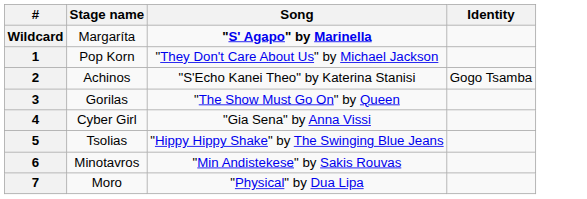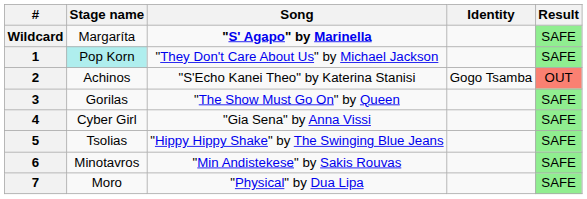+ column: (559, 15)
(107, 57) no background -> (107, 57) paleturquoise background
